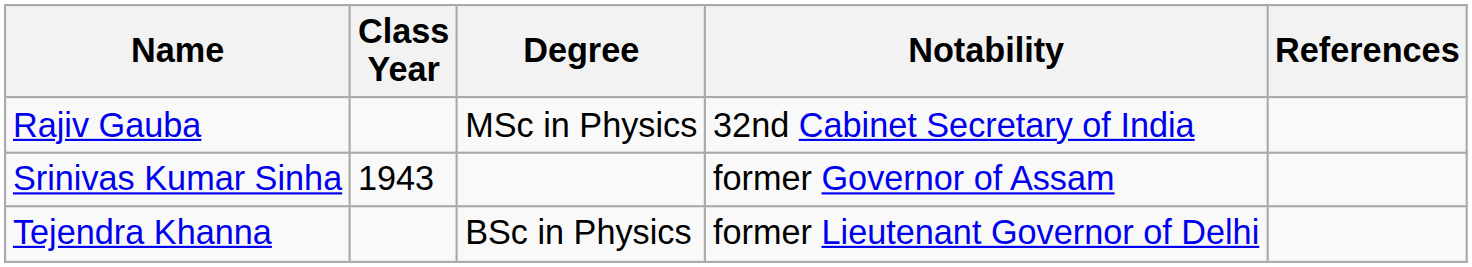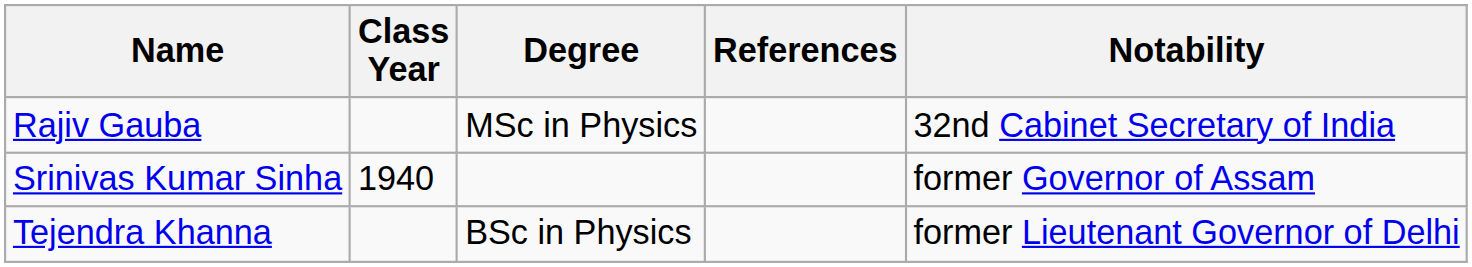columns swapped: (986, 50) <-> (1367, 50)
(396, 178) 1943 -> (396, 178) 1940
